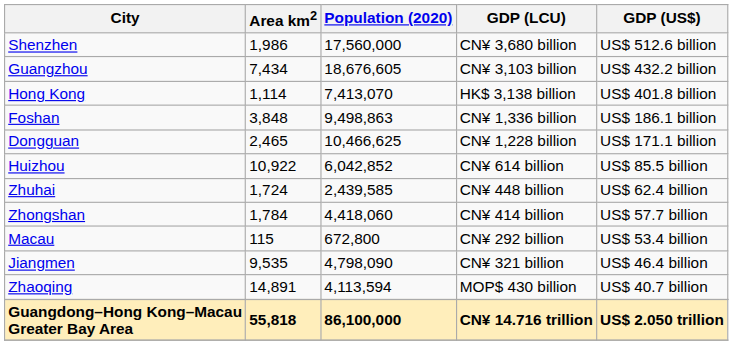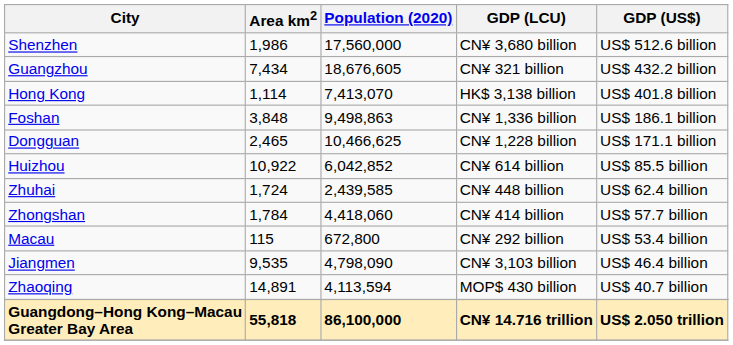(518, 69) CN¥ 3,103 billion -> (512, 69) CN¥ 321 billion
(512, 263) CN¥ 321 billion -> (518, 263) CN¥ 3,103 billion
